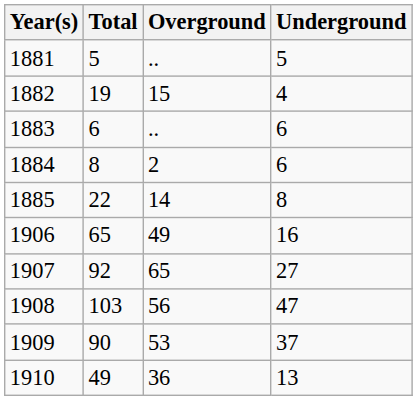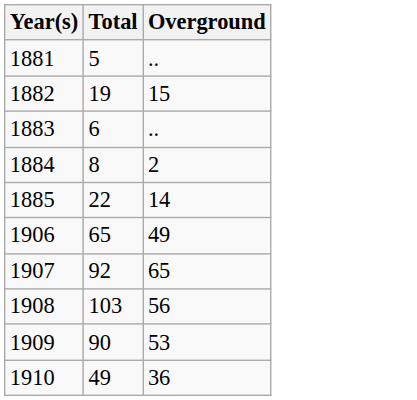- column: (341, 22)
